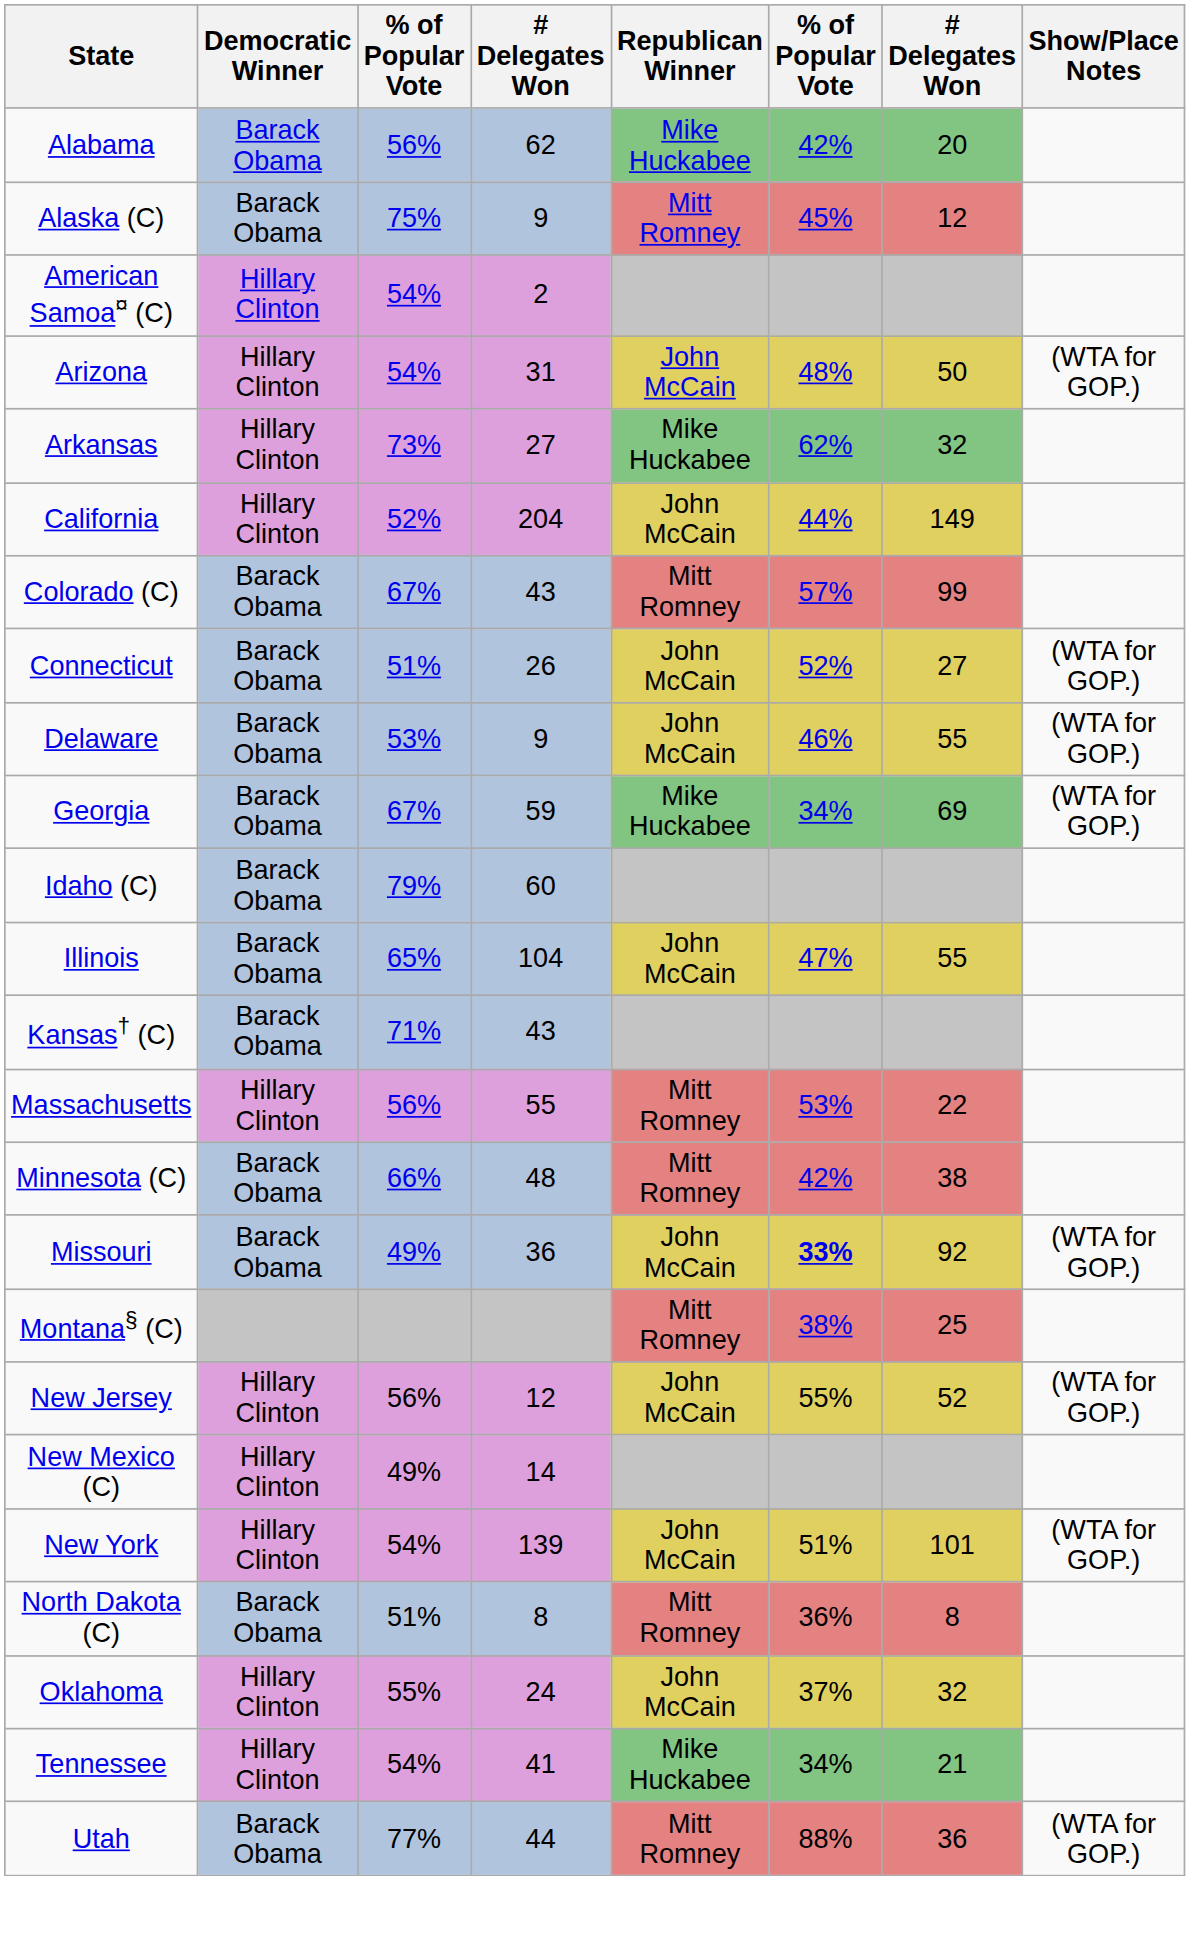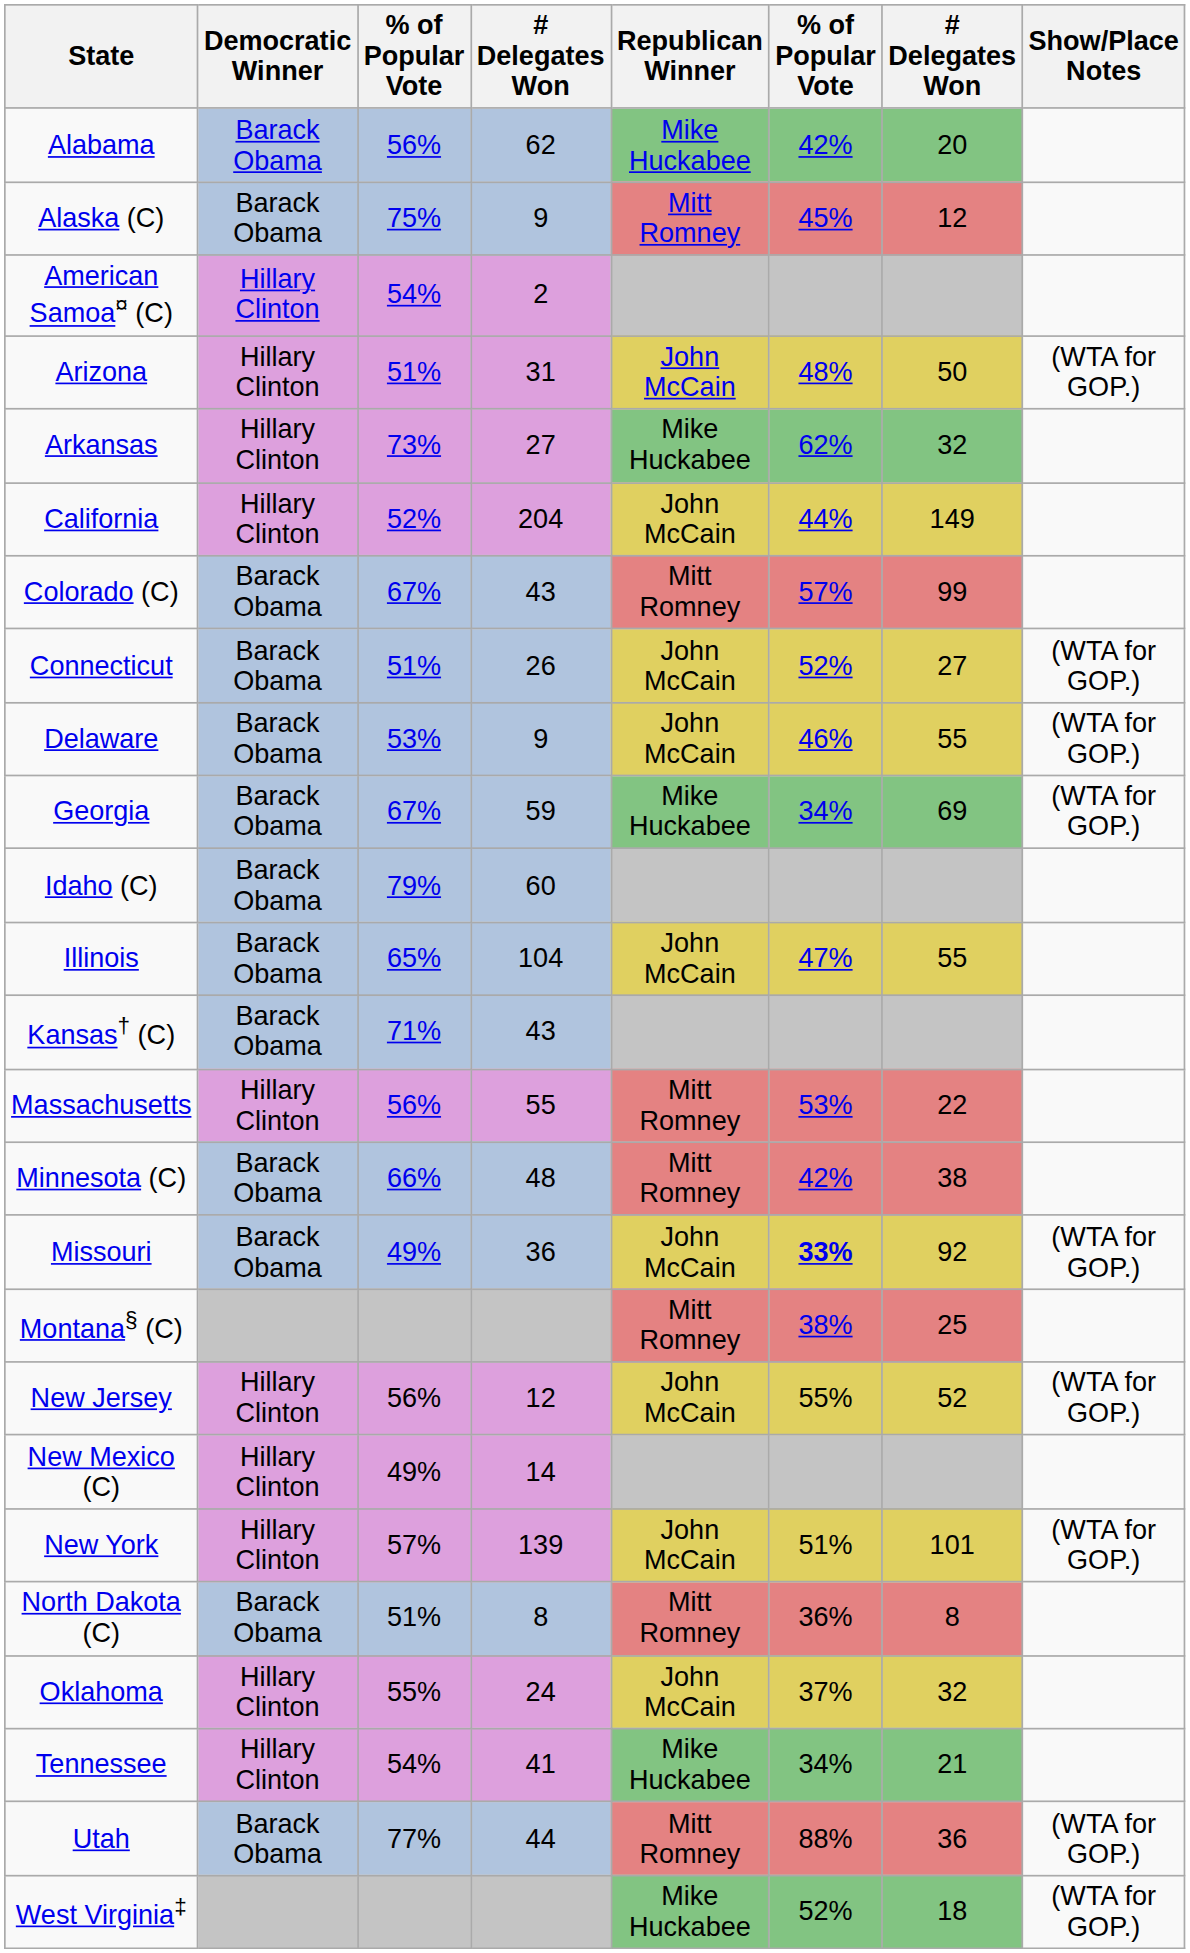(414, 372) 54% -> (414, 372) 51%
(414, 1544) 54% -> (414, 1544) 57%
+ row: (101, 1911)
